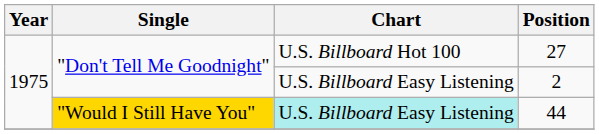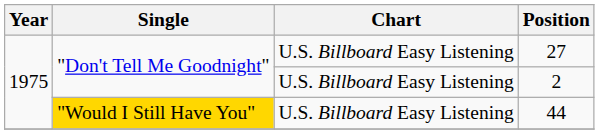(370, 50) U.S. Billboard Hot 100 -> (396, 50) U.S. Billboard Easy Listening
(396, 112) paleturquoise background -> (396, 112) no background
